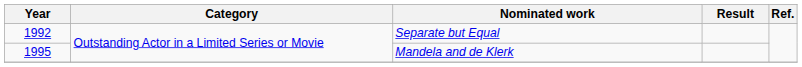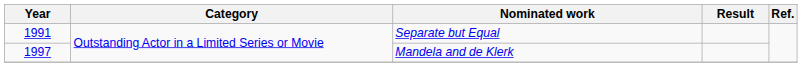(38, 33) 1992 -> (38, 33) 1991
(38, 52) 1995 -> (38, 52) 1997
